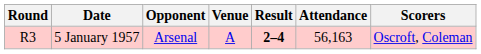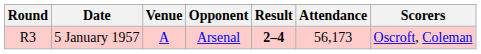columns swapped: (176, 15) <-> (230, 15)
(333, 37) 56,163 -> (333, 37) 56,173
